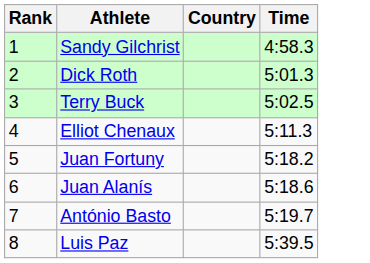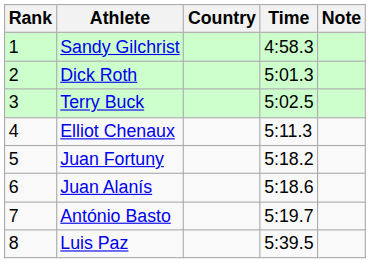+ column: (341, 18)
